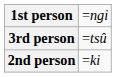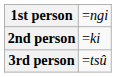rows swapped: (42, 60) <-> (42, 38)
